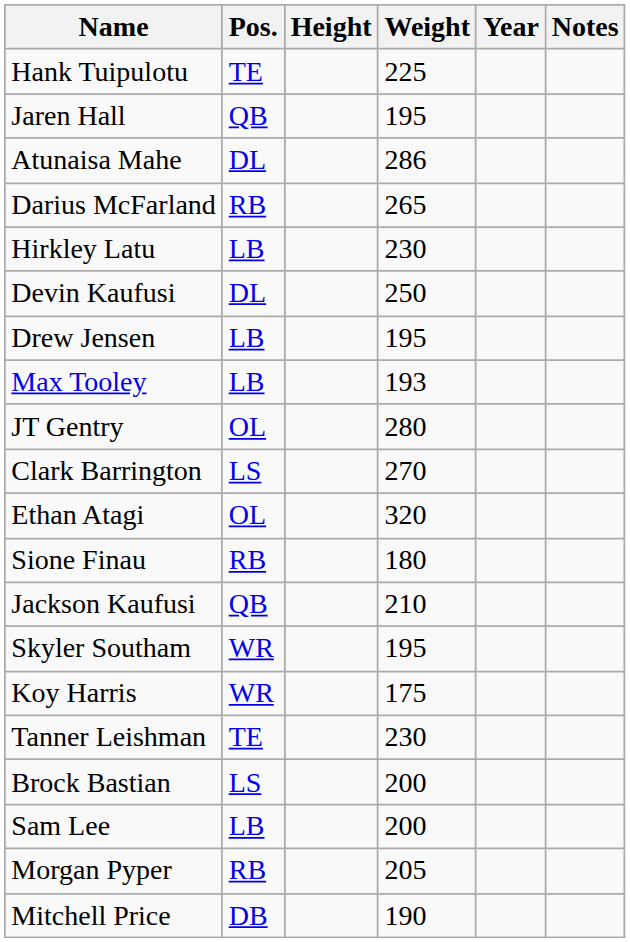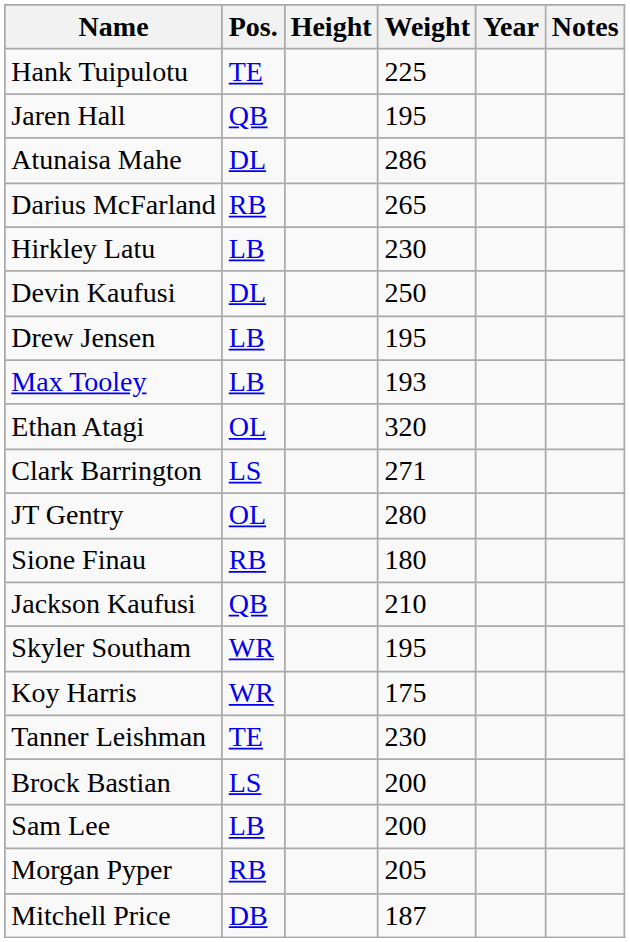rows swapped: (67, 426) <-> (78, 515)
(405, 470) 270 -> (405, 470) 271
(405, 914) 190 -> (405, 914) 187
